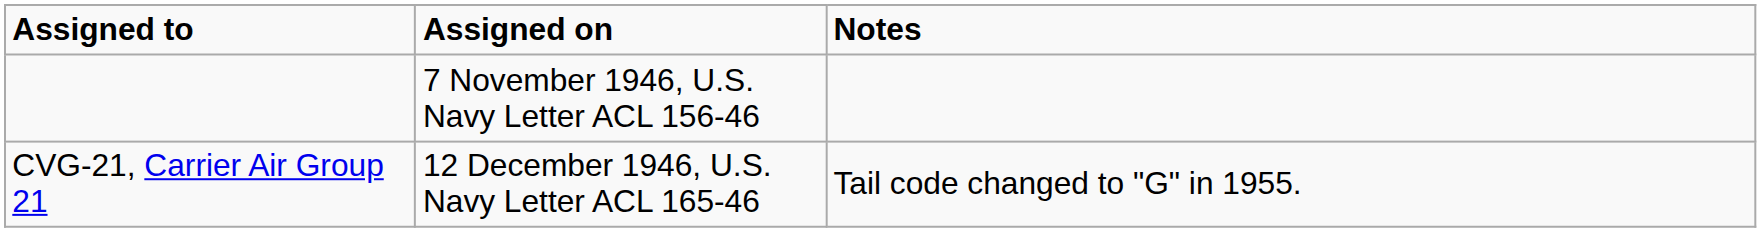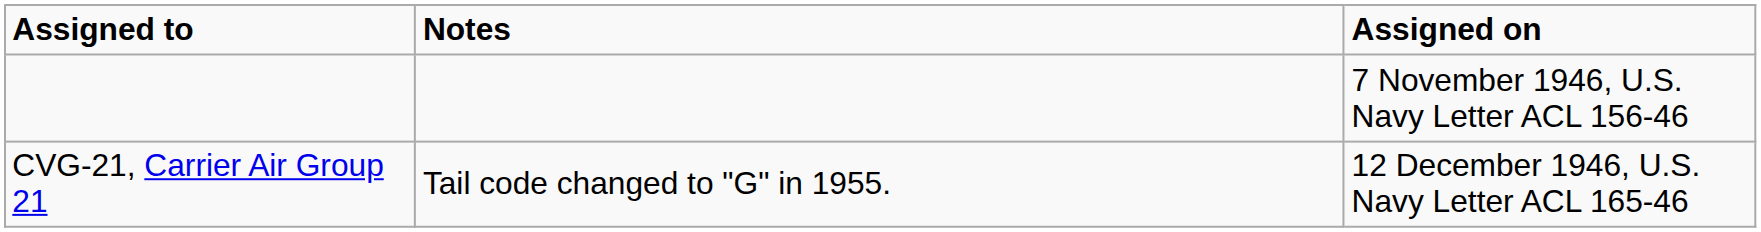columns swapped: (518, 29) <-> (878, 29)
